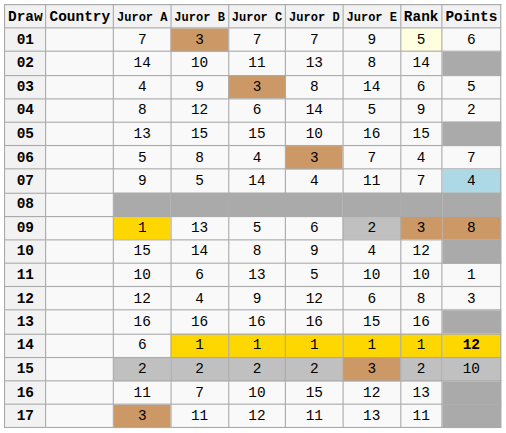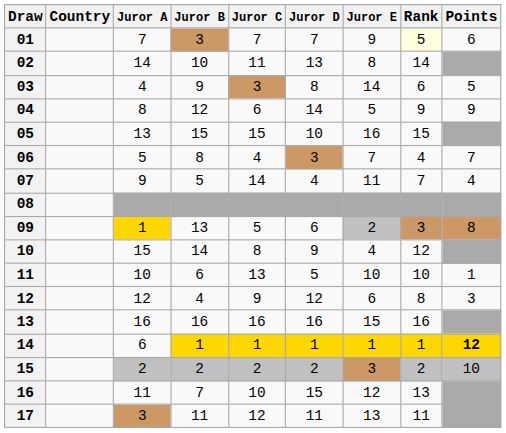(471, 110) 2 -> (471, 110) 9
(471, 181) lightblue background -> (471, 181) no background
